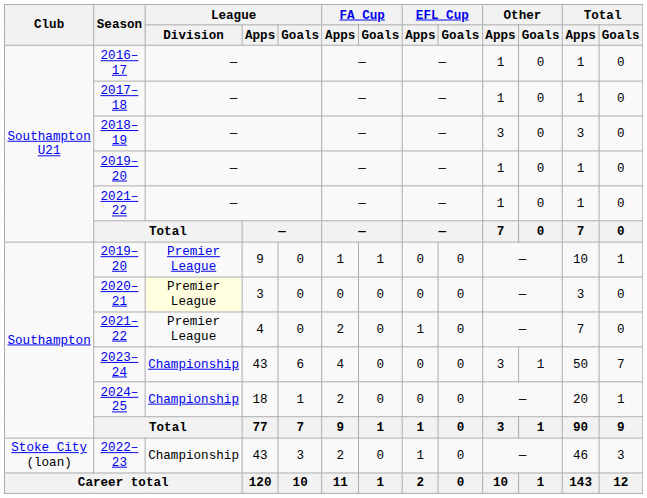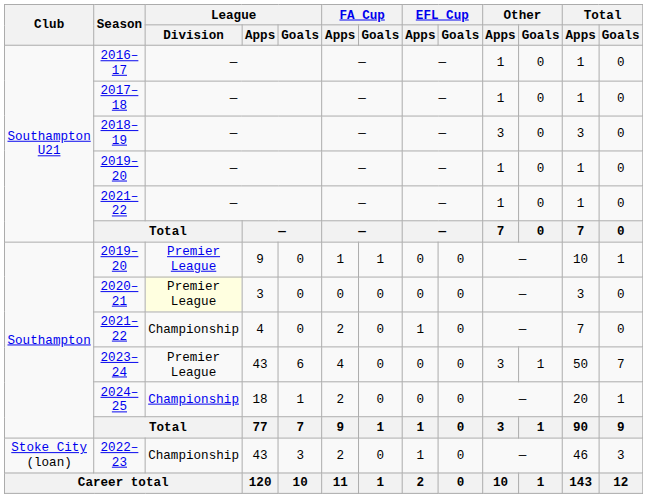(194, 329) Premier League -> (194, 329) Championship
(194, 365) Championship -> (194, 365) Premier League
